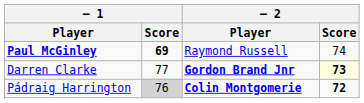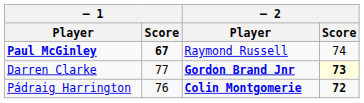(162, 51) 69 -> (162, 51) 67
(162, 88) lightgrey background -> (162, 88) no background
